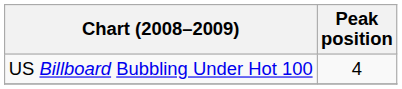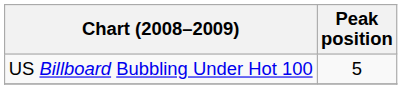(357, 68) 4 -> (357, 68) 5
